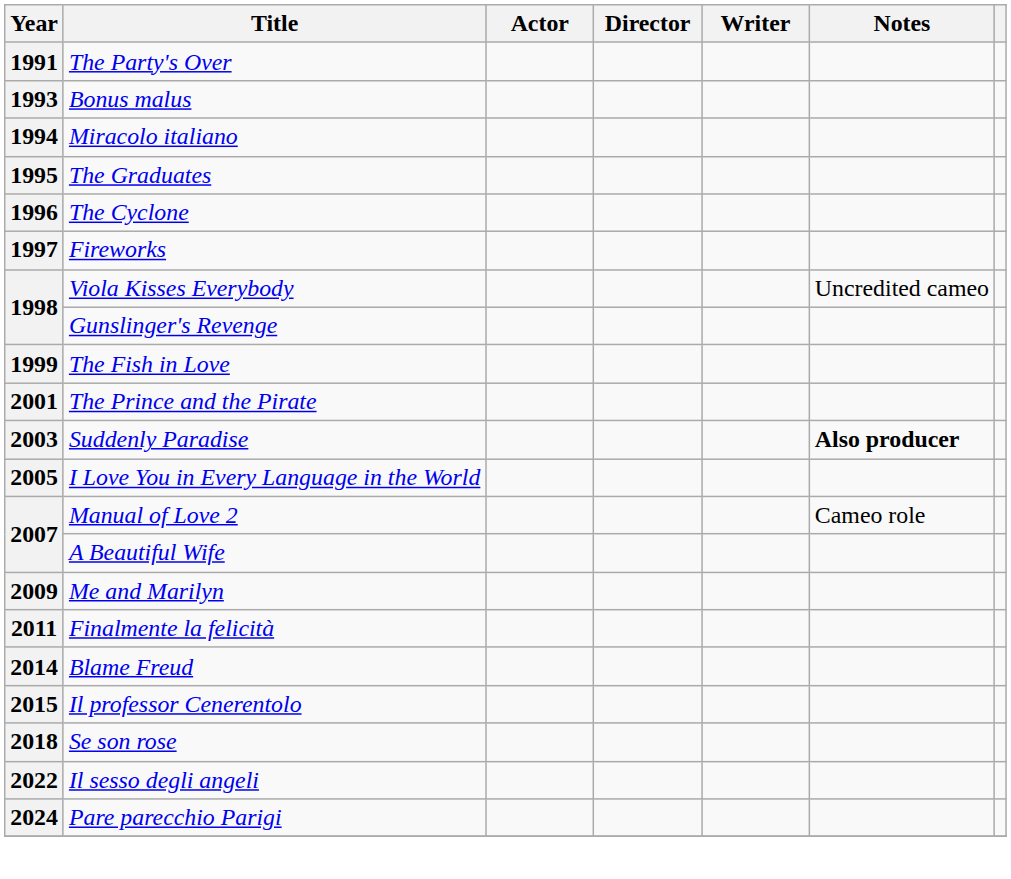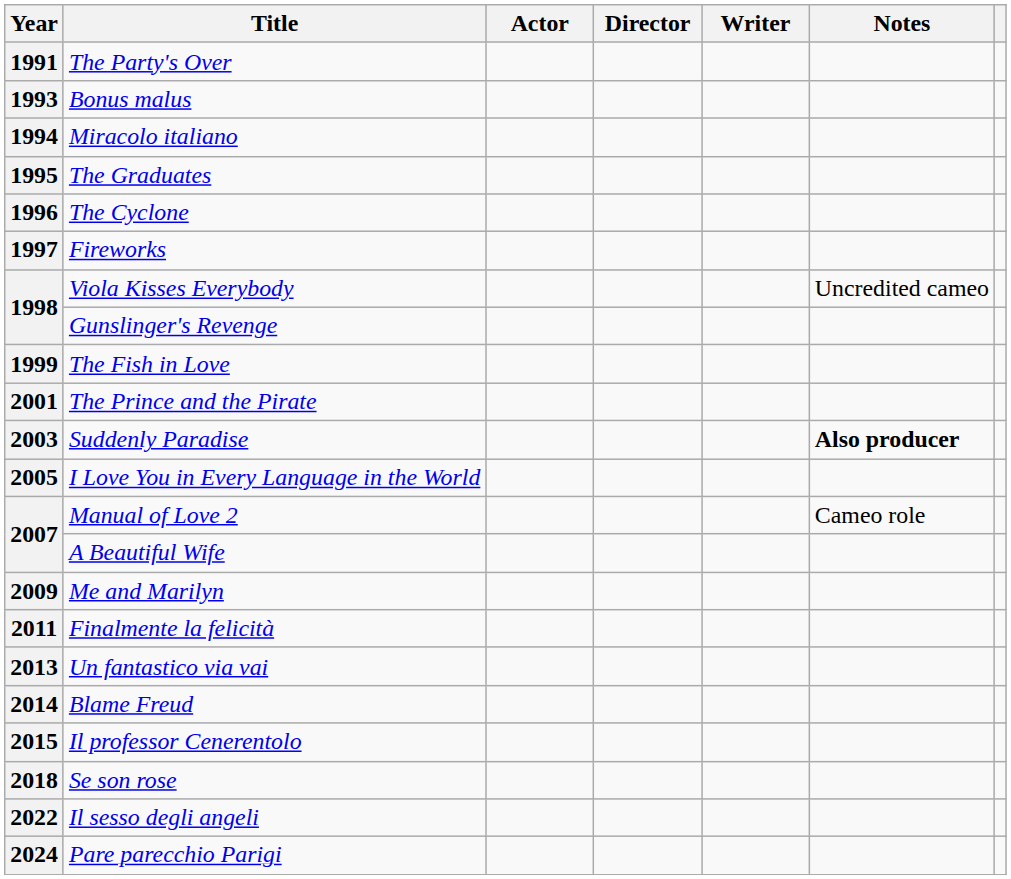+ row: (34, 666)
